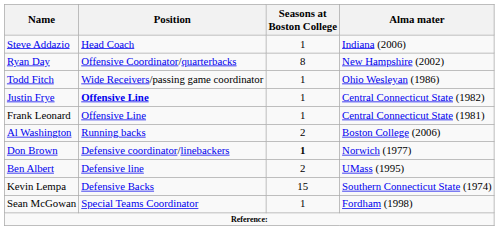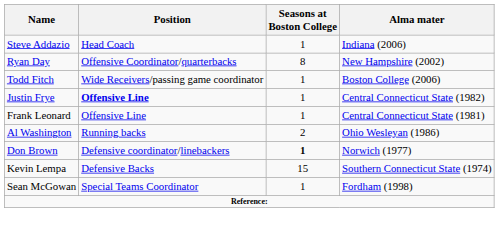(391, 79) Ohio Wesleyan (1986) -> (391, 79) Boston College (2006)
(391, 133) Boston College (2006) -> (391, 133) Ohio Wesleyan (1986)
- row: (30, 169)
